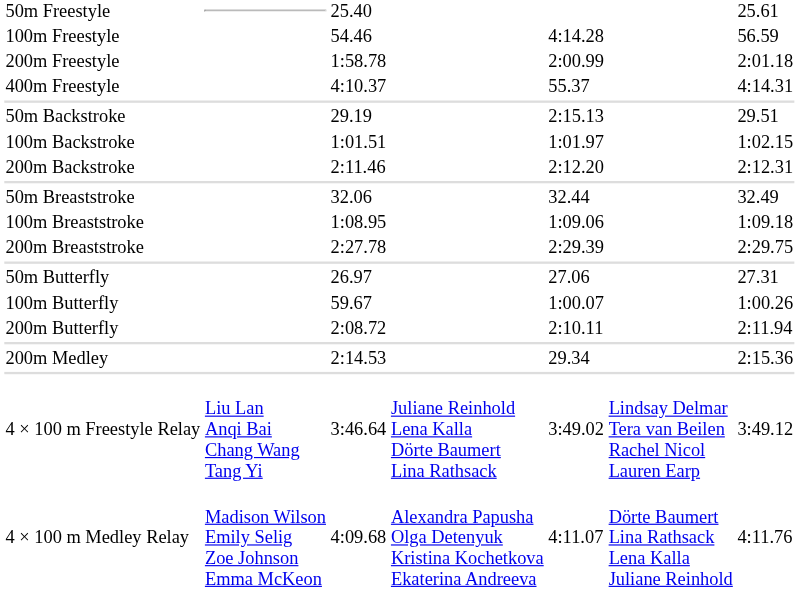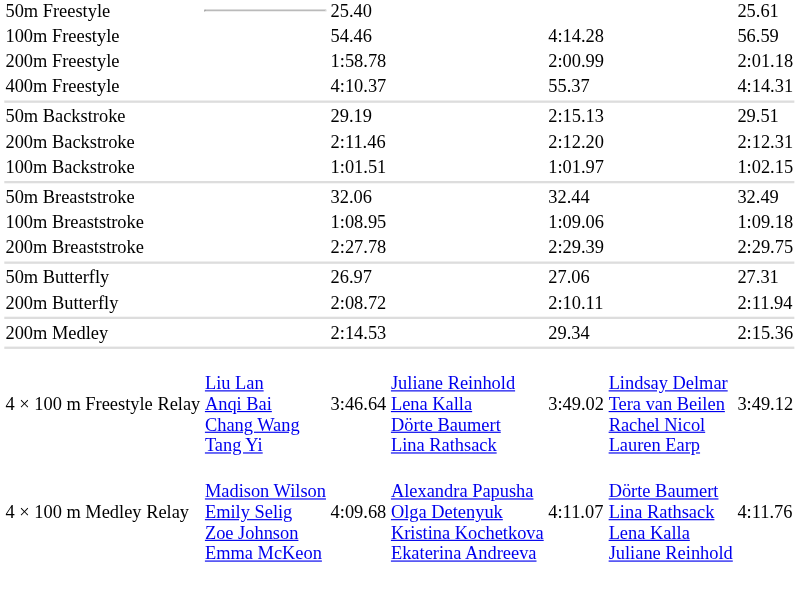rows swapped: (70, 141) <-> (70, 167)
- row: (62, 302)
